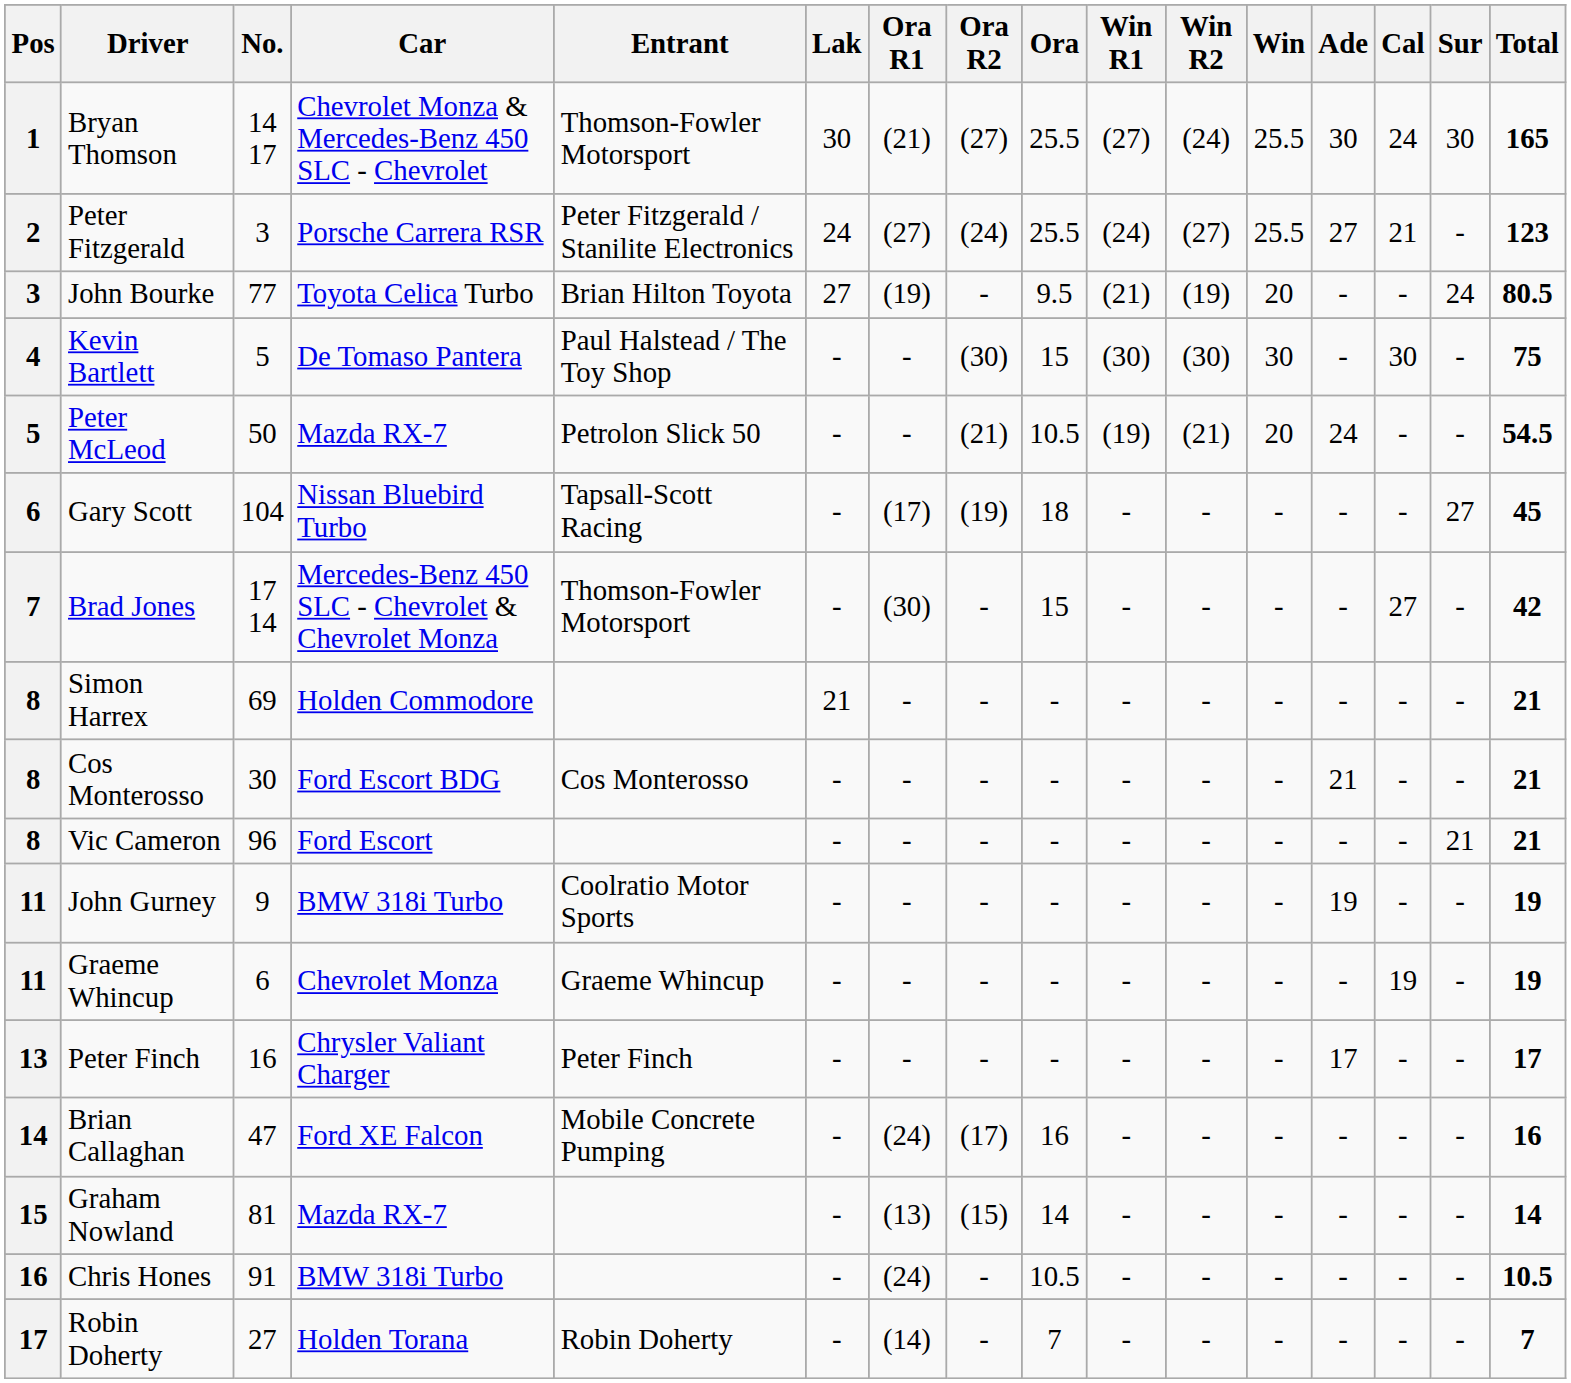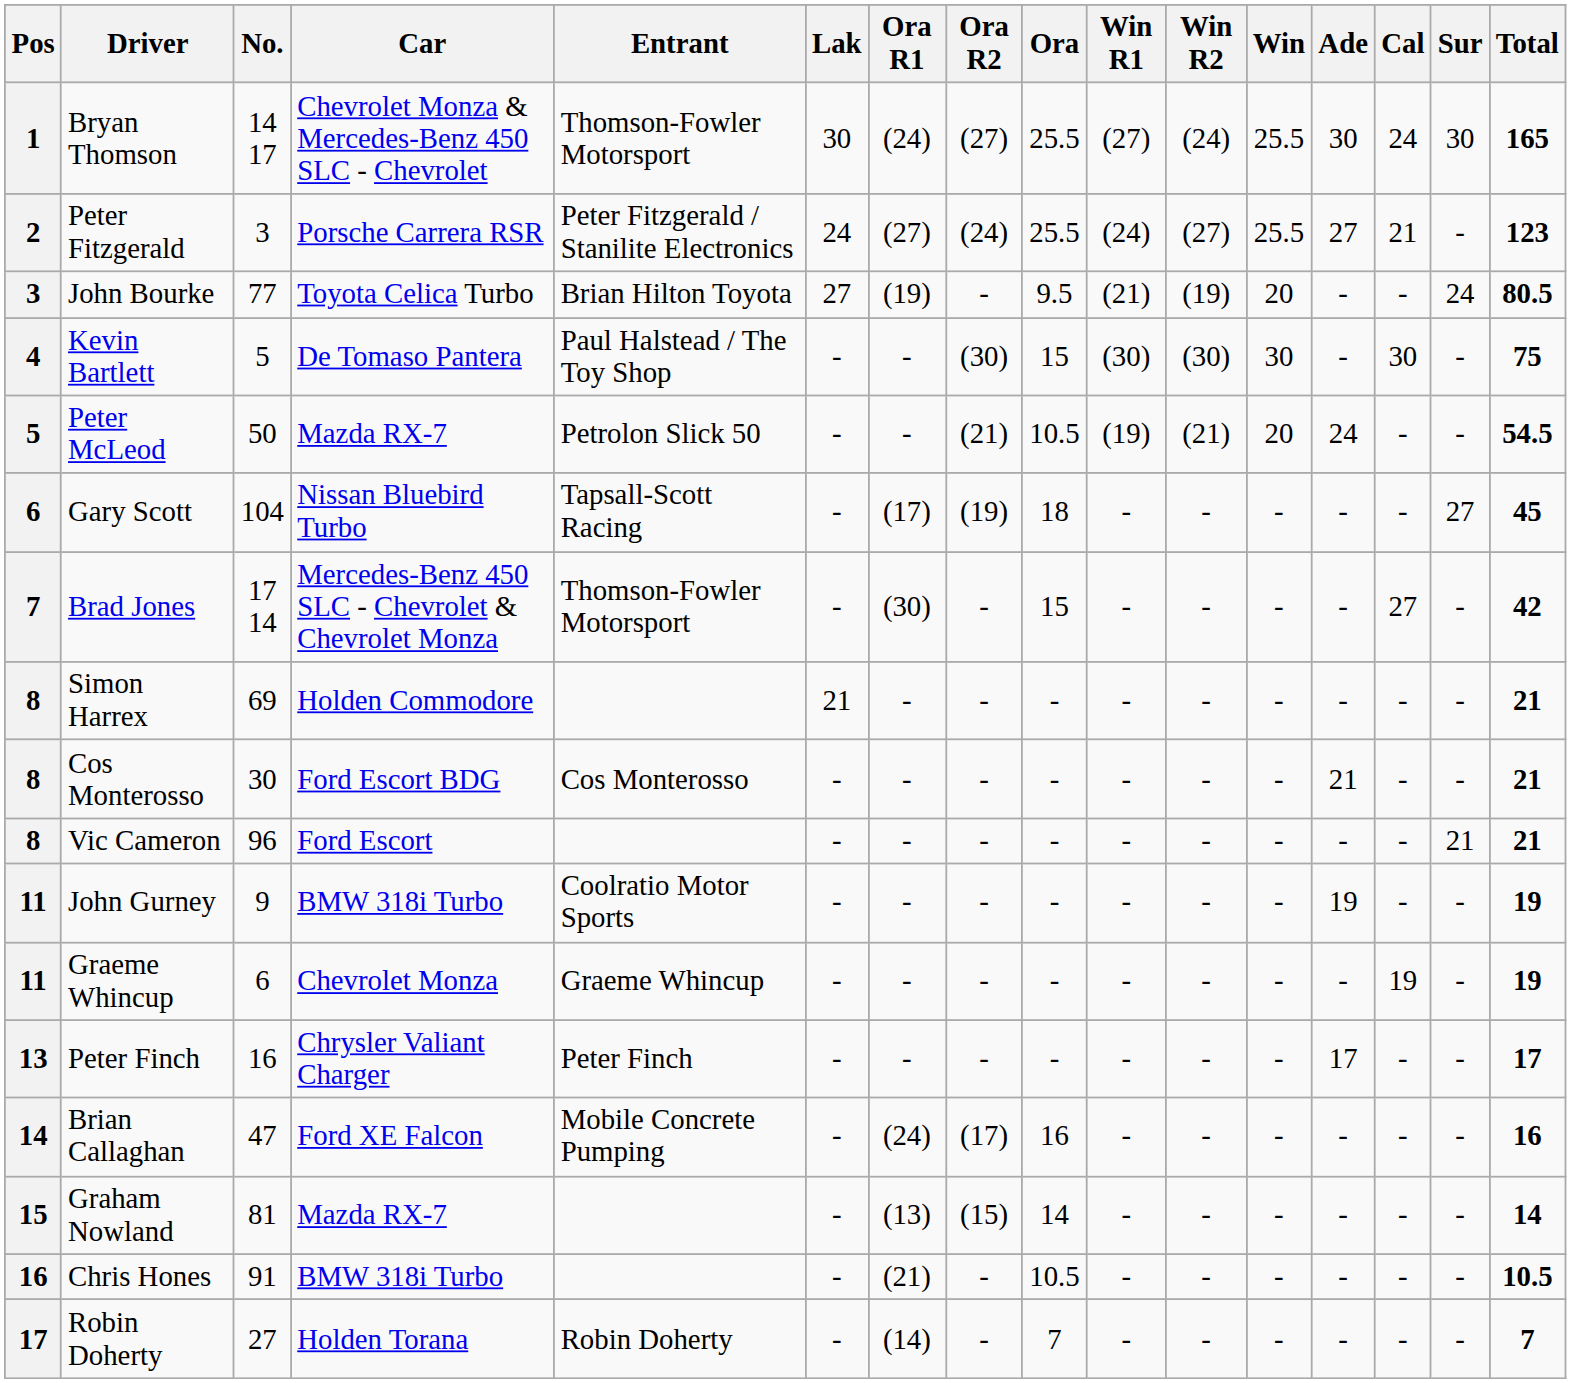(907, 137) (21) -> (907, 137) (24)
(907, 1276) (24) -> (907, 1276) (21)
